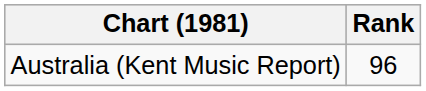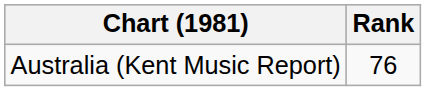(383, 64) 96 -> (383, 64) 76
